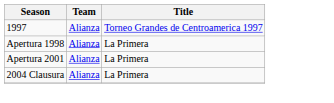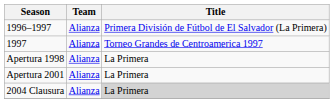+ row: (29, 28)
(126, 75) no background -> (126, 91) lightgrey background
